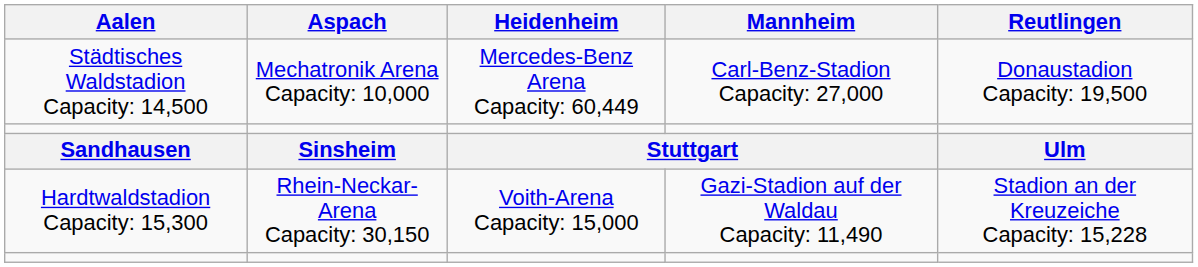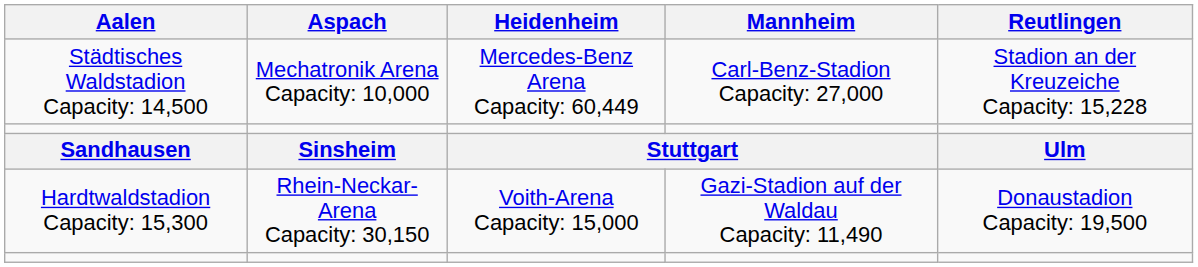(1065, 81) Donaustadion Capacity: 19,500 -> (1065, 81) Stadion an der Kreuzeiche Capacity: 15,228
(1065, 210) Stadion an der Kreuzeiche Capacity: 15,228 -> (1065, 210) Donaustadion Capacity: 19,500
